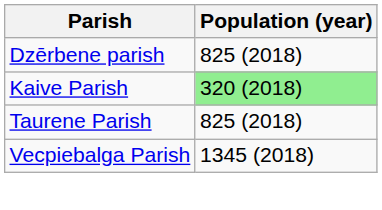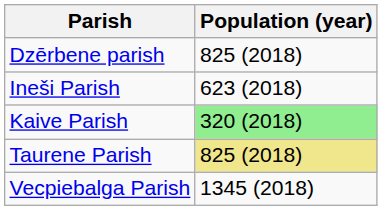+ row: (65, 88)
(251, 121) no background -> (251, 155) khaki background
